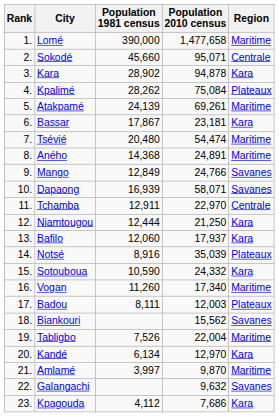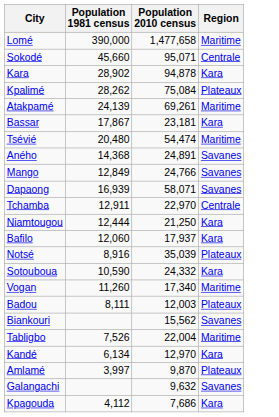- column: (19, 18)
(251, 156) Maritime -> (221, 156) Savanes
(251, 370) Maritime -> (221, 370) Plateaux
